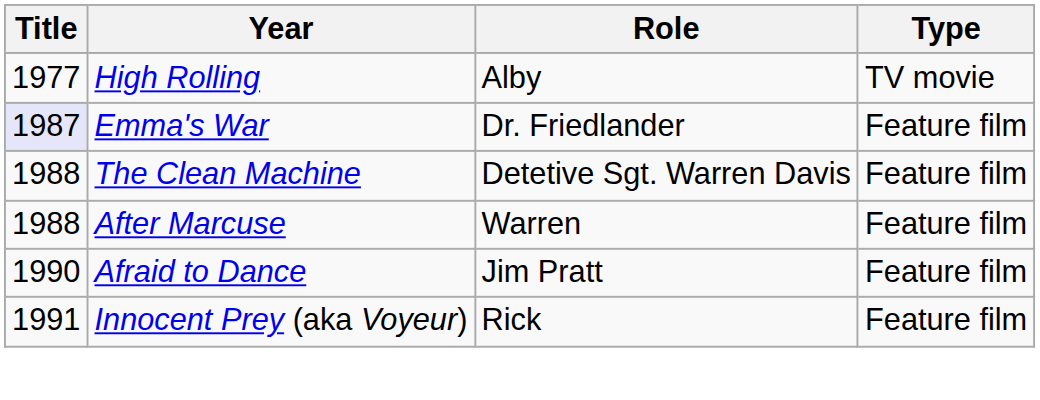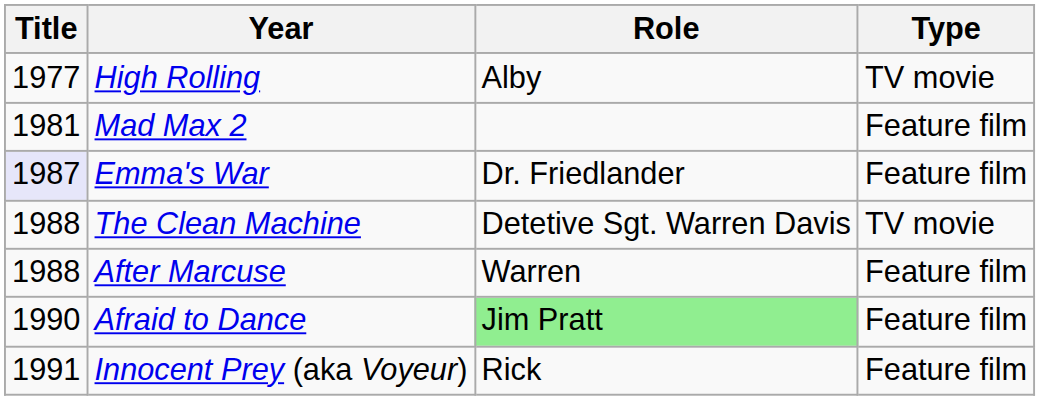+ row: (171, 126)
(946, 175) Feature film -> (930, 223) TV movie
(542, 272) no background -> (542, 321) lightgreen background
